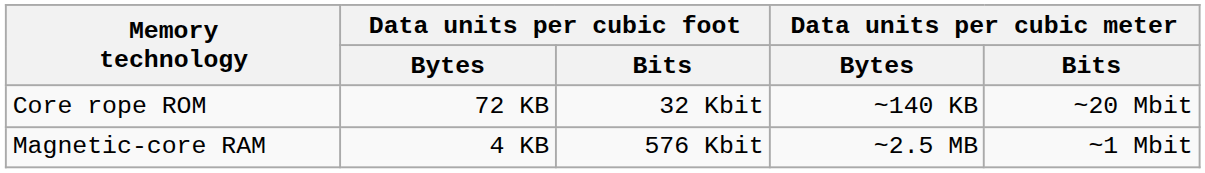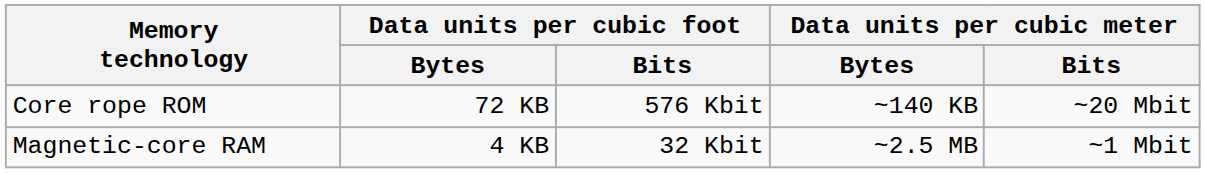(711, 106) 32 Kbit -> (704, 106) 576 Kbit
(704, 147) 576 Kbit -> (711, 147) 32 Kbit
